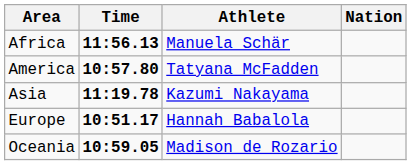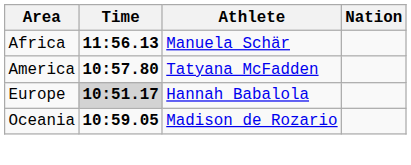- row: (27, 95)
(121, 121) no background -> (121, 95) lightgrey background
